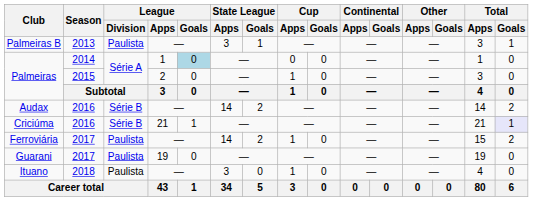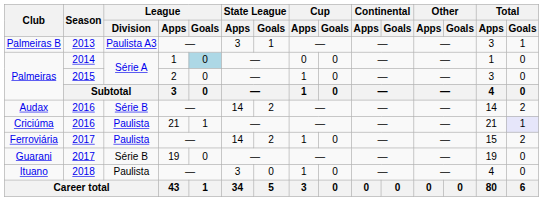(126, 44) Paulista -> (131, 44) Paulista A3
(126, 124) Série B -> (131, 124) Paulista
(126, 156) Paulista -> (131, 156) Série B
